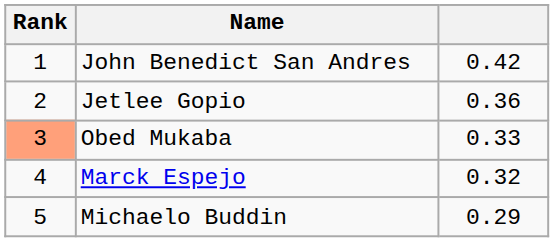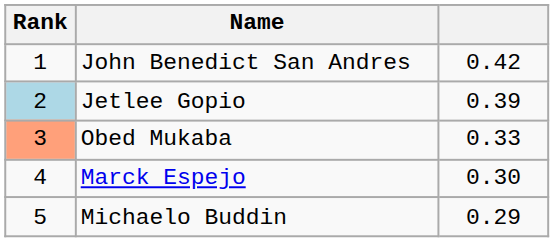(40, 101) no background -> (40, 101) lightblue background
(494, 101) 0.36 -> (494, 101) 0.39
(494, 178) 0.32 -> (494, 178) 0.30
